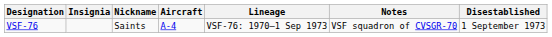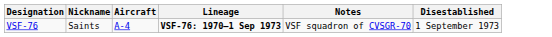- column: (89, 11)
(267, 26) normal -> (221, 26) bold
